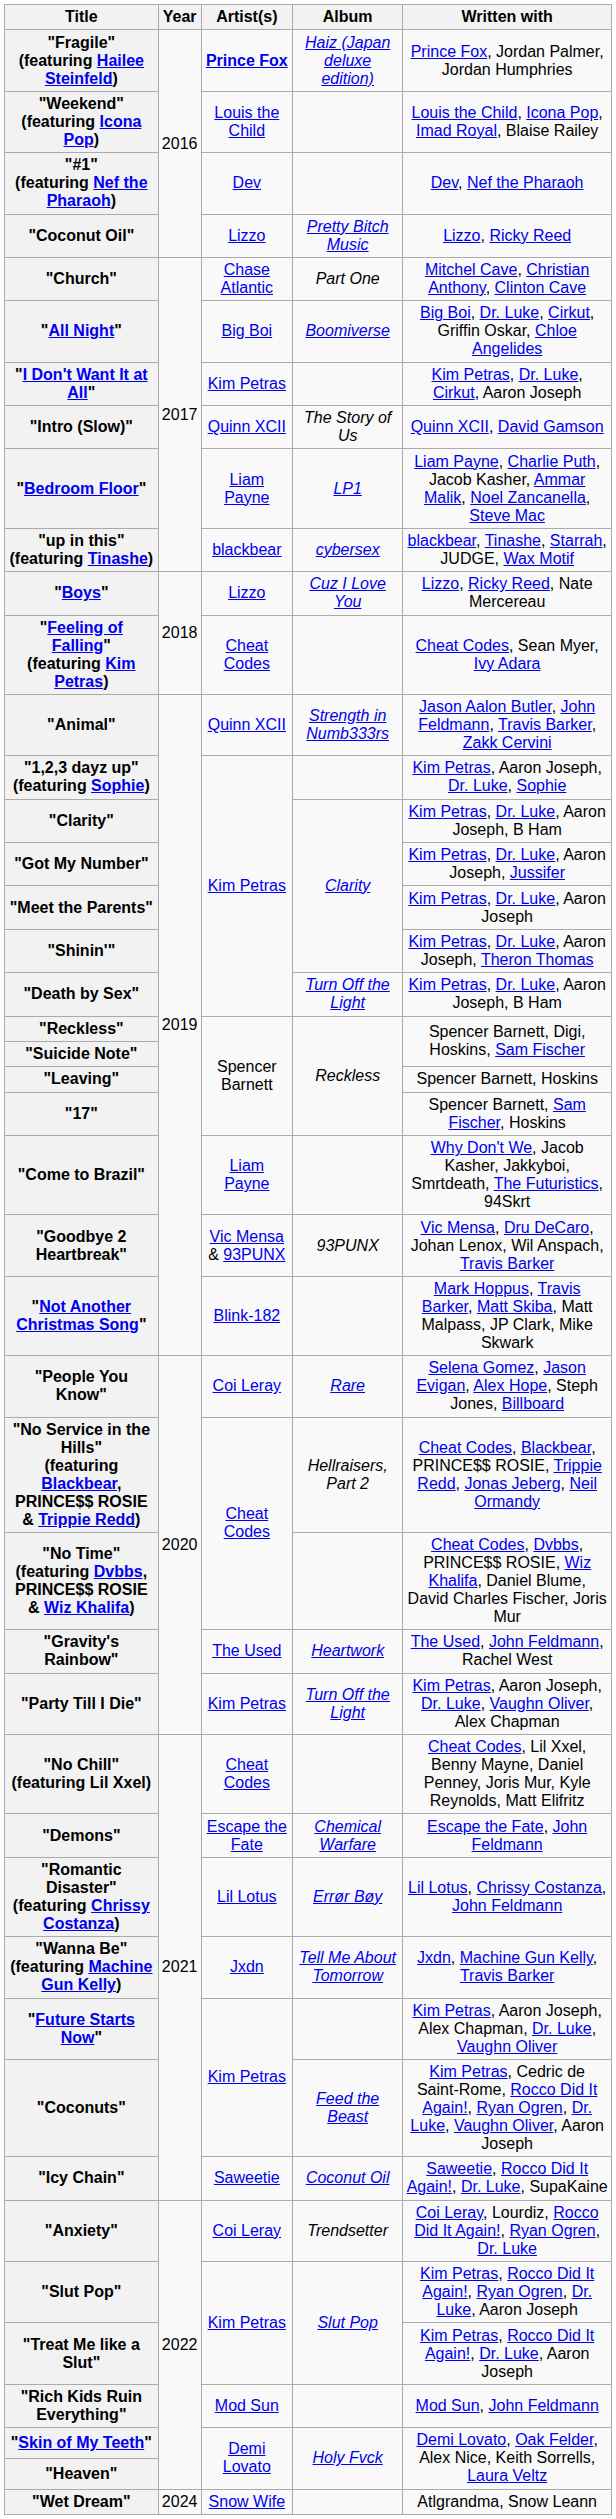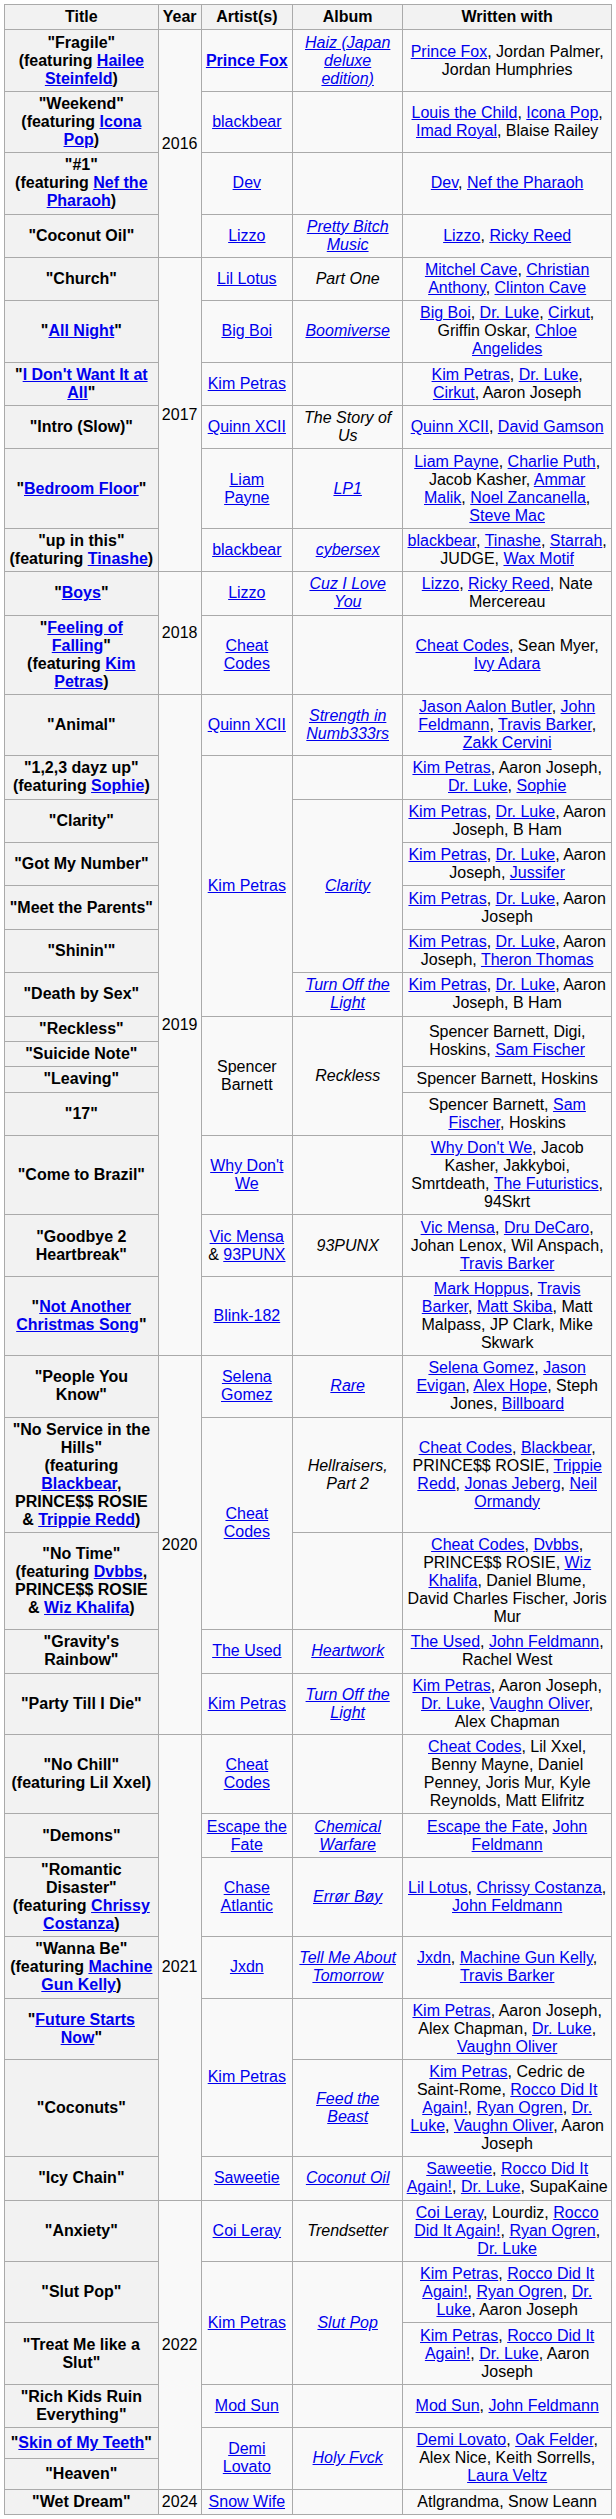(247, 121) Louis the Child -> (247, 121) blackbear
(247, 279) Chase Atlantic -> (247, 279) Lil Lotus
(247, 1175) Liam Payne -> (247, 1175) Why Don't We
(247, 1386) Coi Leray -> (247, 1386) Selena Gomez
(247, 1896) Lil Lotus -> (247, 1896) Chase Atlantic
